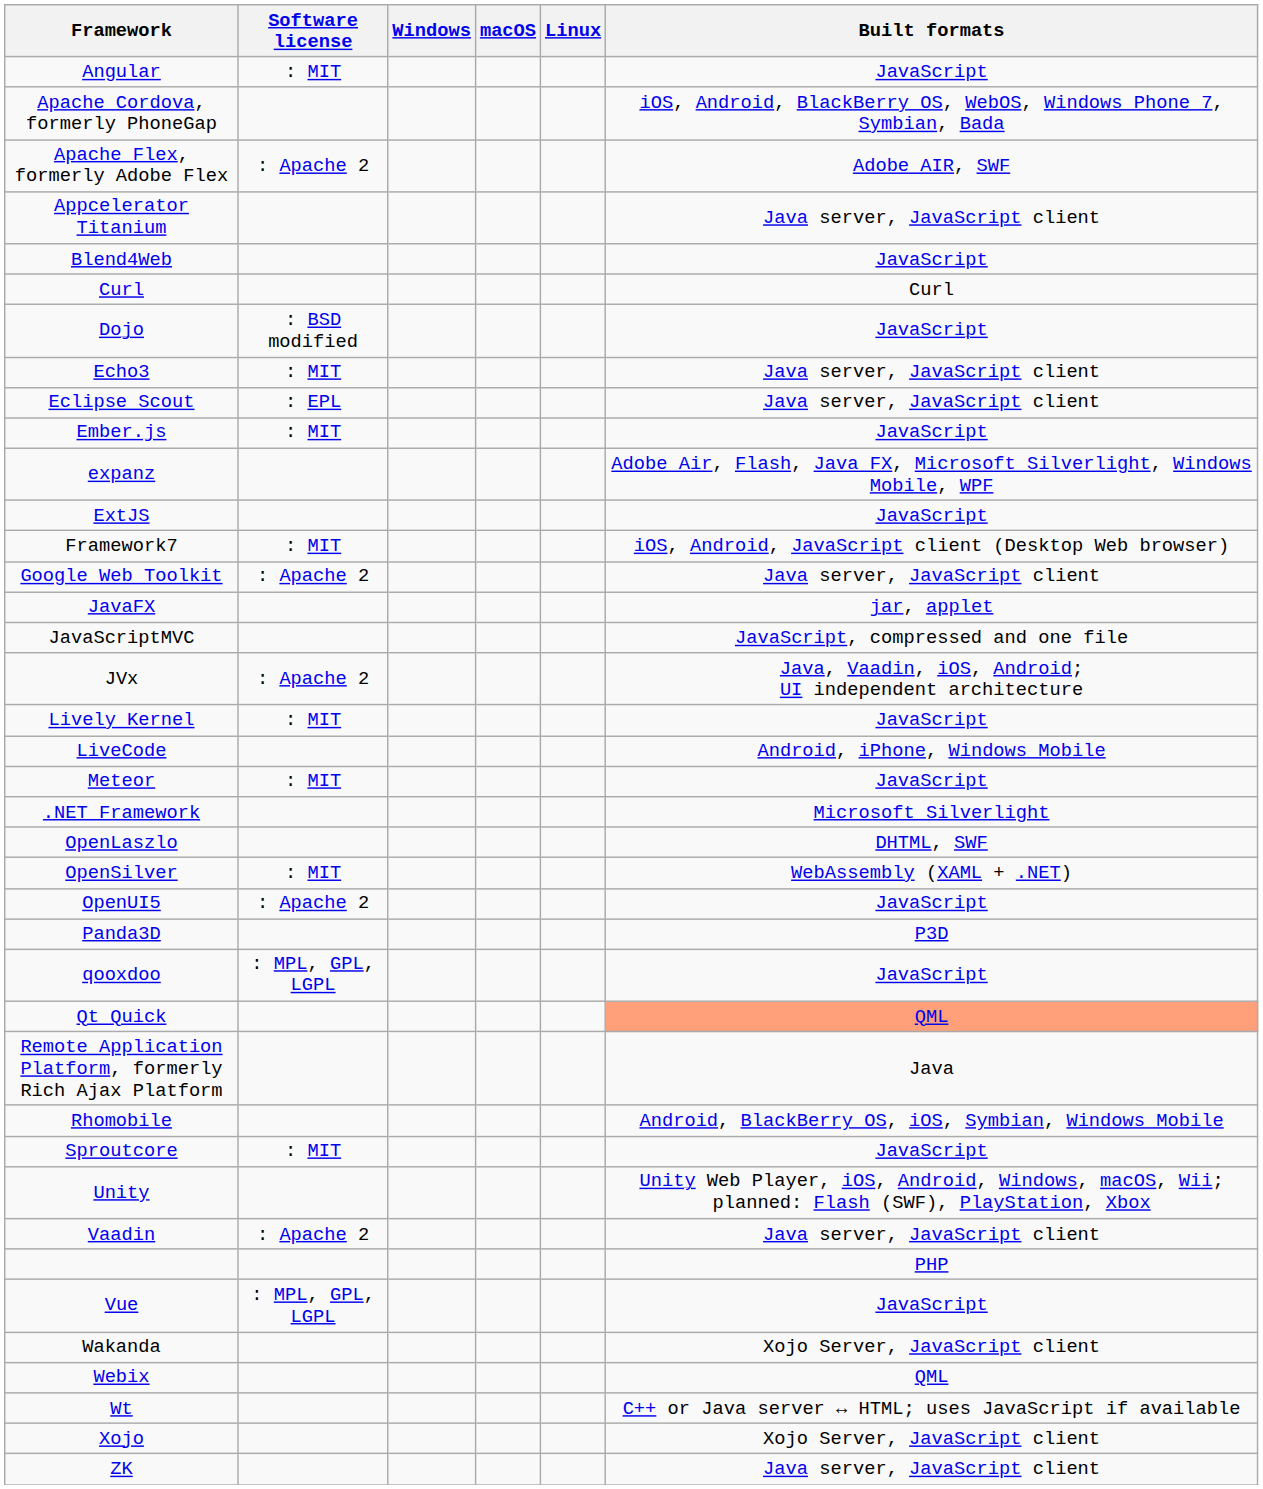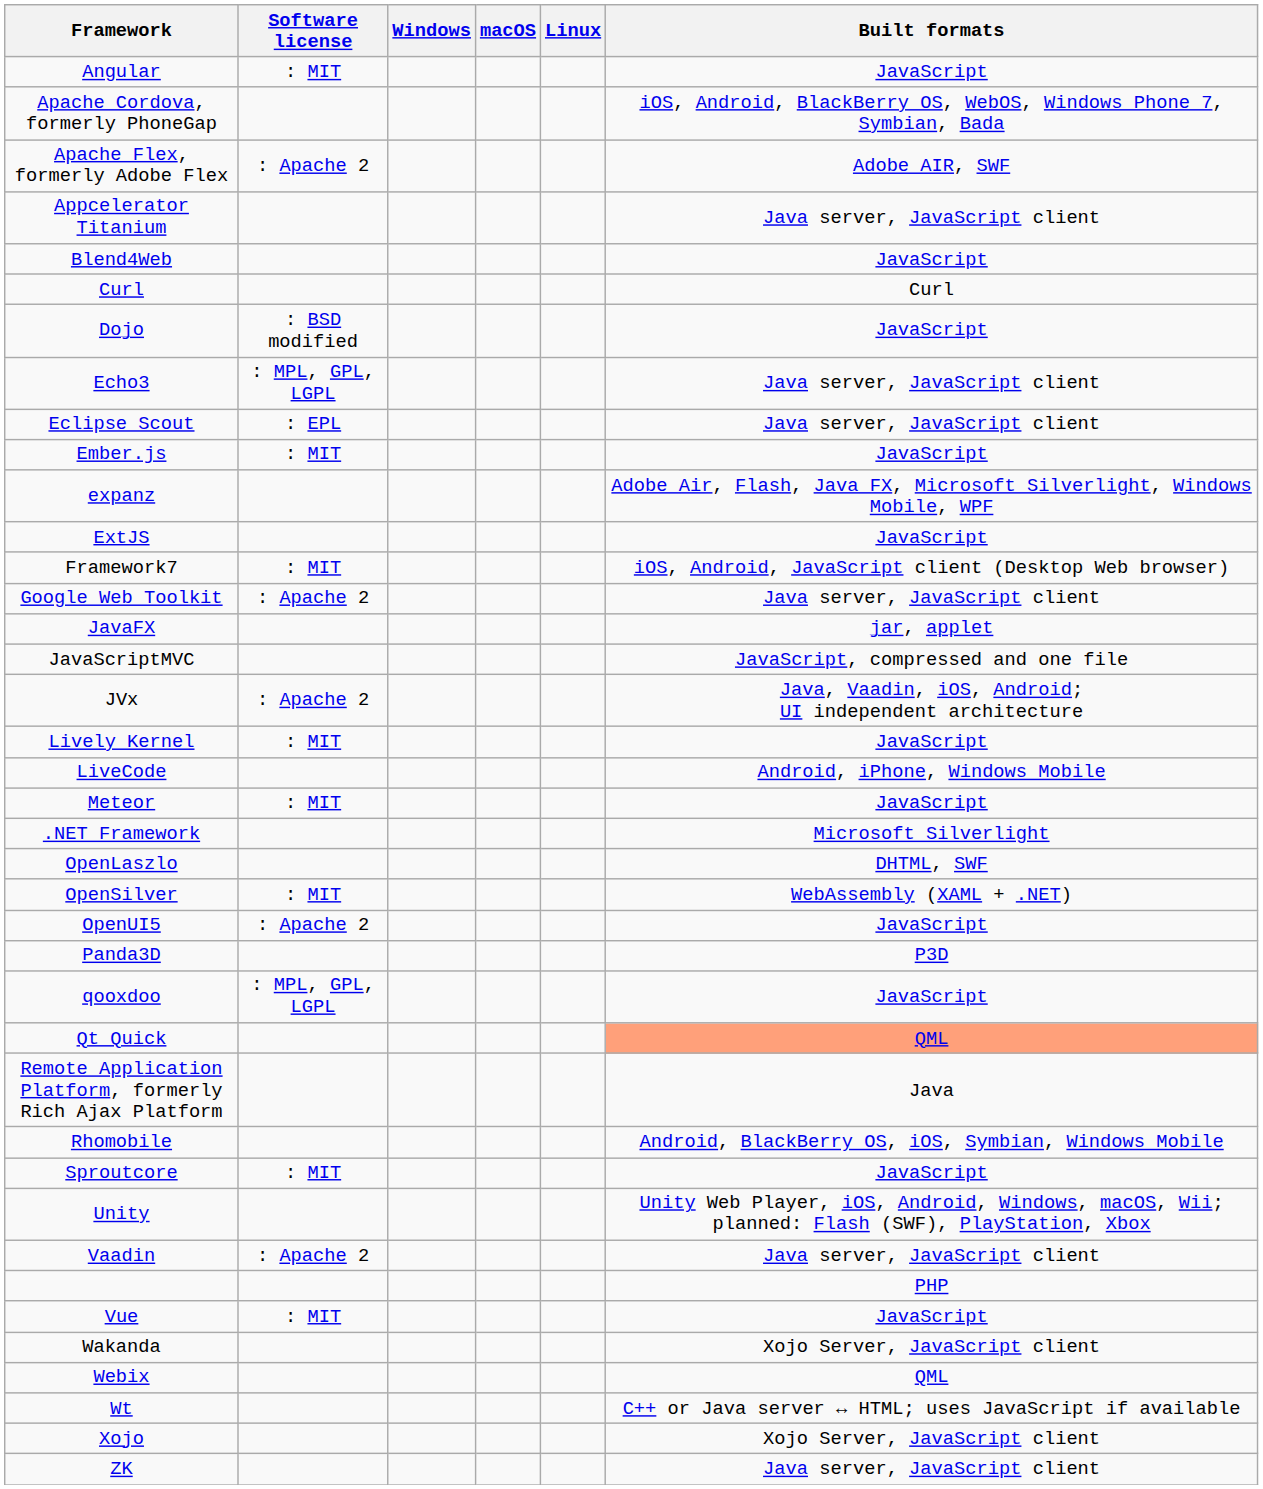(313, 372) : MIT -> (313, 383) : MPL, GPL, LGPL
(313, 1306) : MPL, GPL, LGPL -> (313, 1317) : MIT
